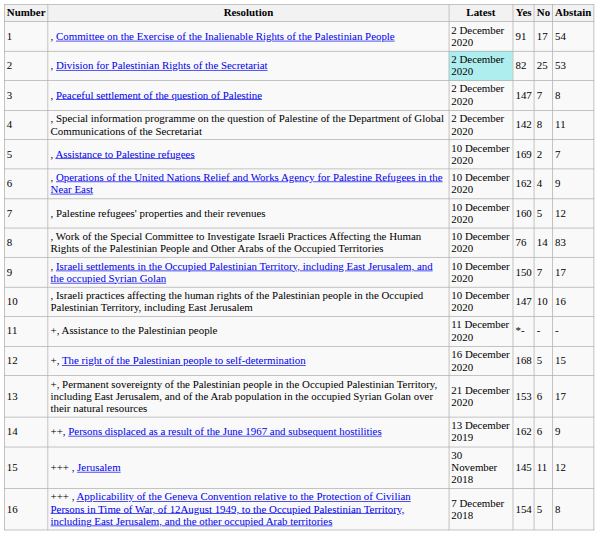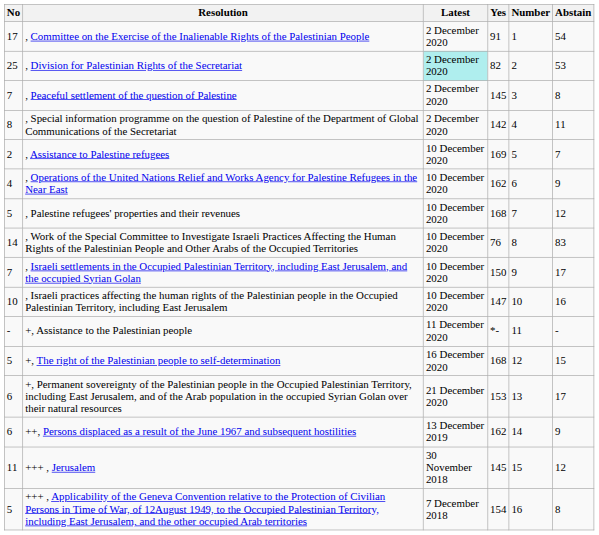columns swapped: (26, 13) <-> (543, 13)
(524, 95) 147 -> (498, 95) 145
(524, 213) 160 -> (498, 213) 168
